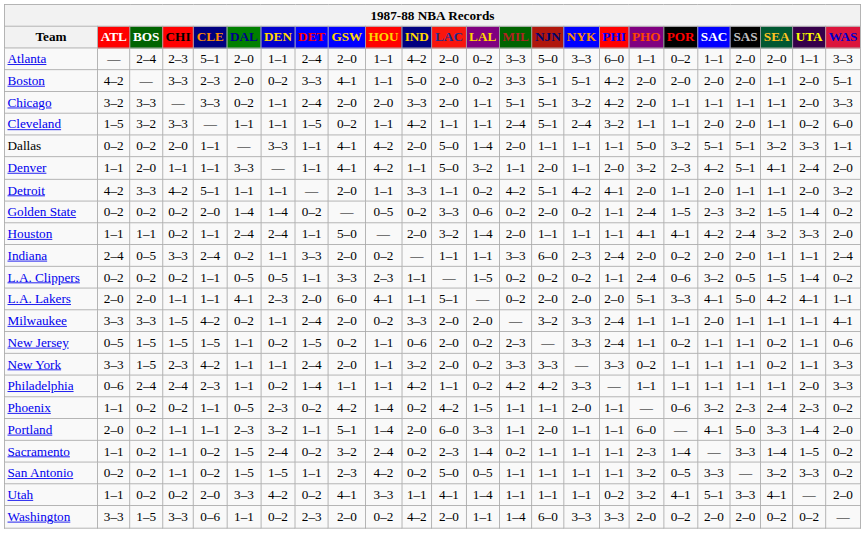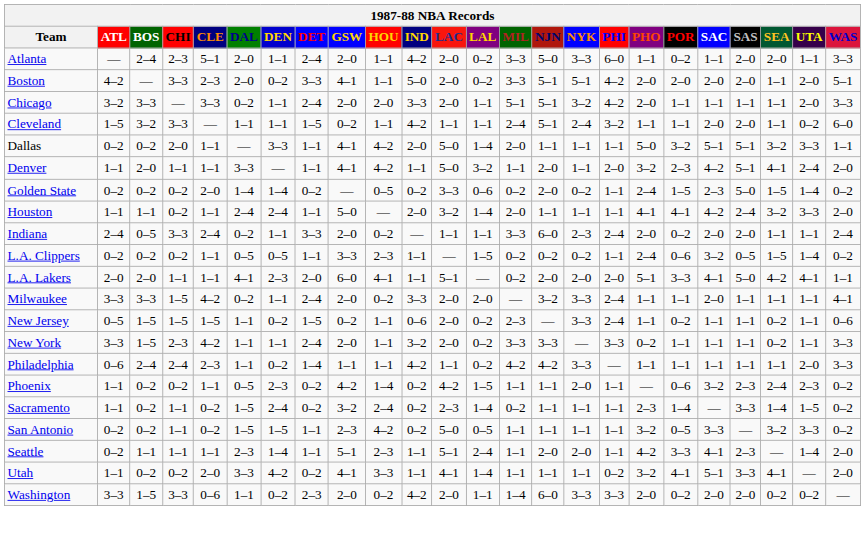- row: (26, 190)
(746, 211) 3–2 -> (746, 190) 5–0
- row: (30, 429)
+ row: (25, 451)
